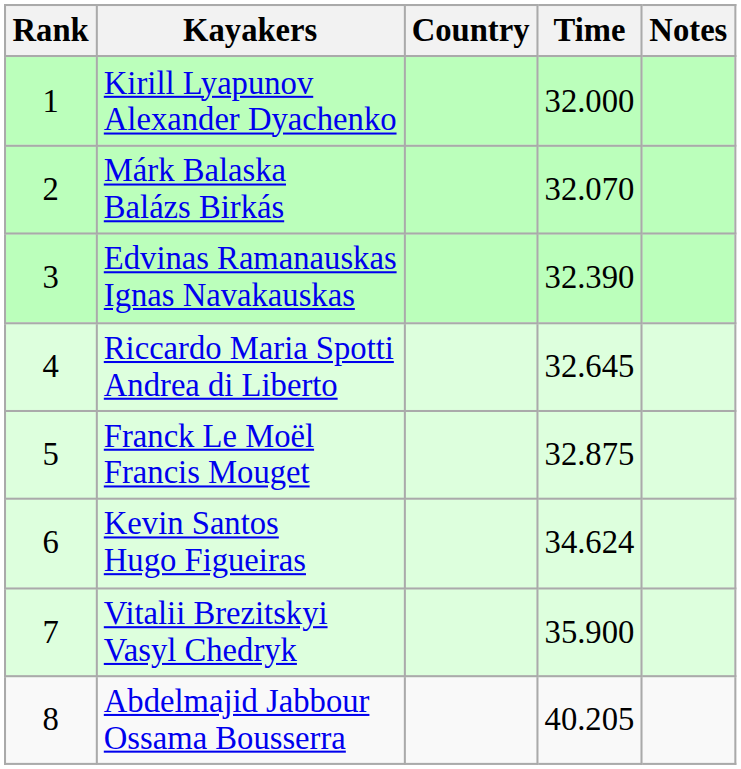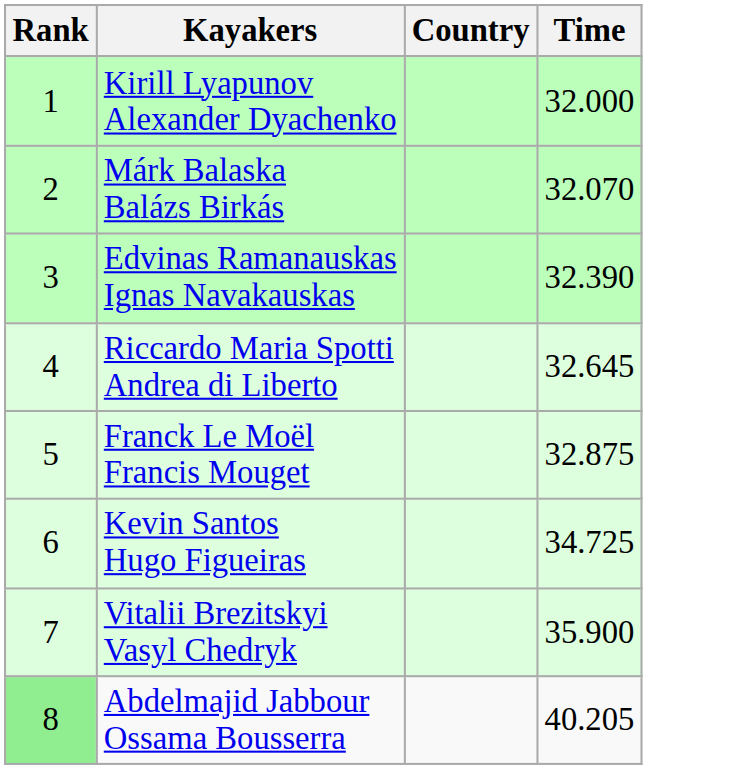- column: (688, 30)
(589, 542) 34.624 -> (589, 542) 34.725
(51, 719) no background -> (51, 719) lightgreen background
